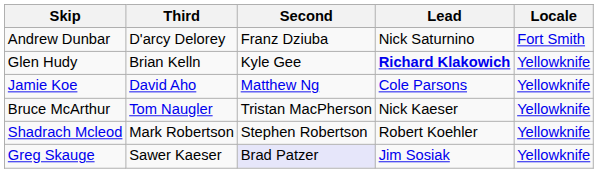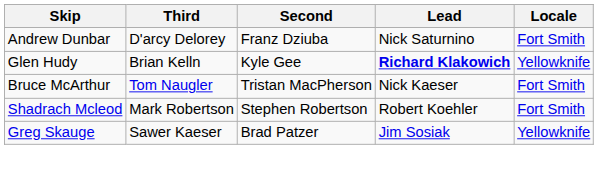- row: (43, 86)
(554, 109) Yellowknife -> (551, 86) Fort Smith
(554, 132) Yellowknife -> (551, 109) Fort Smith
(280, 156) lavender background -> (280, 132) no background
